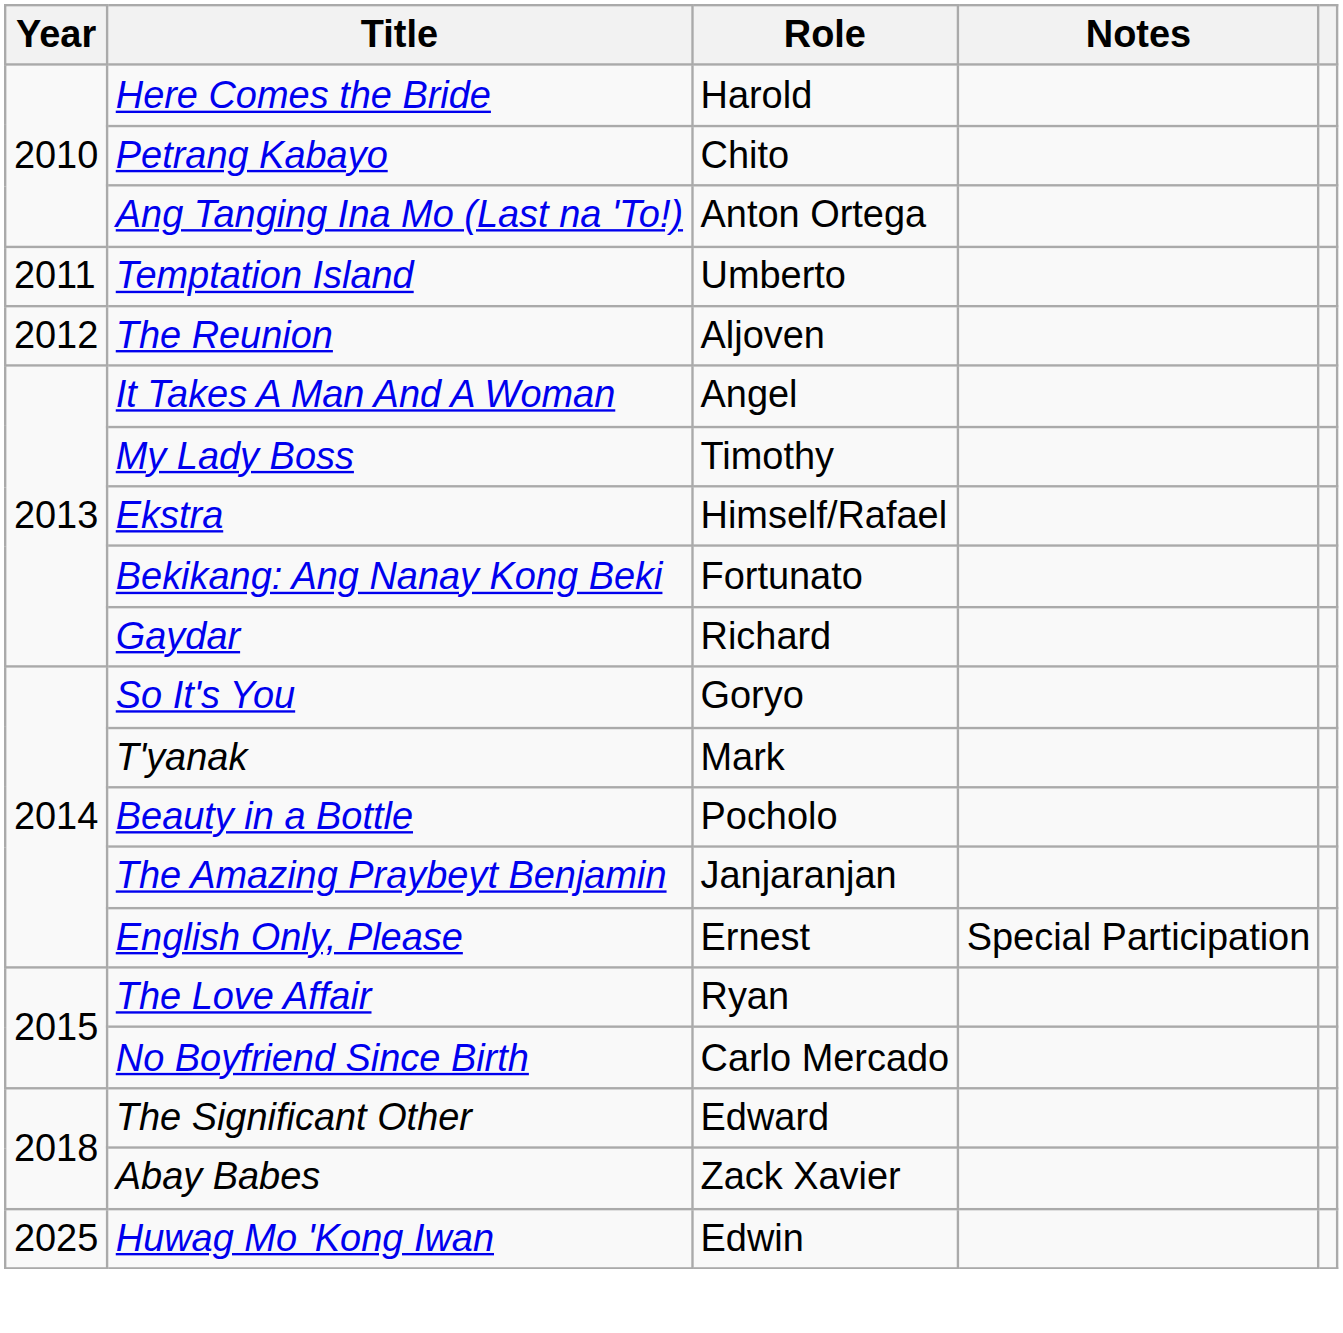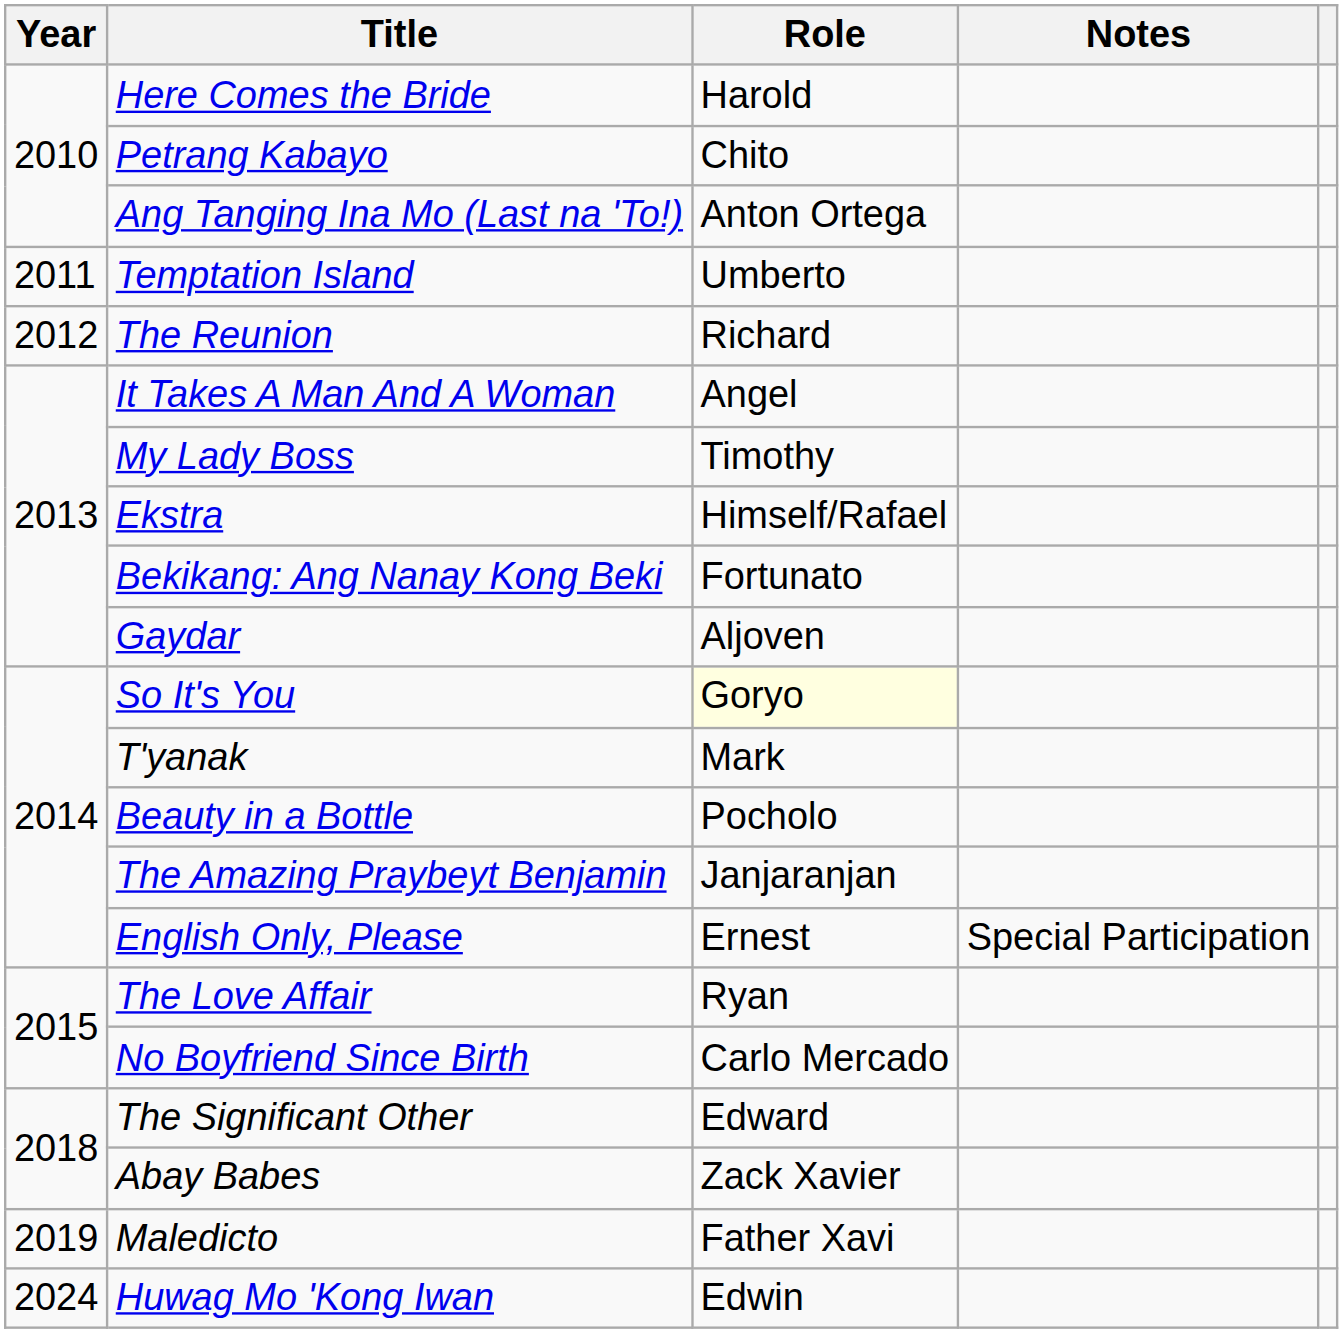(763, 335) Aljoven -> (766, 335) Richard
(766, 635) Richard -> (763, 635) Aljoven
(752, 696) no background -> (752, 696) lightyellow background
+ row: (197, 1237)
(56, 1237) 2025 -> (56, 1297) 2024
